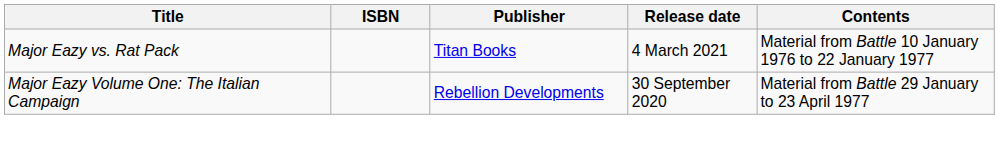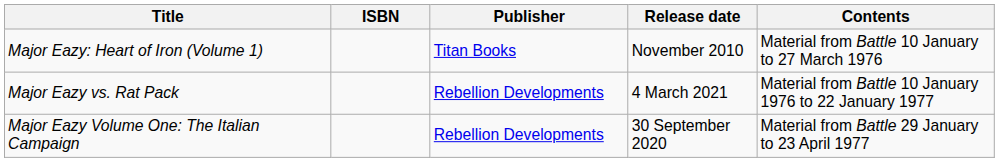+ row: (135, 50)
(475, 50) Titan Books -> (519, 93) Rebellion Developments
